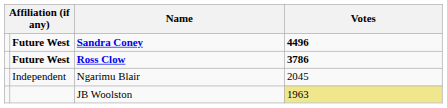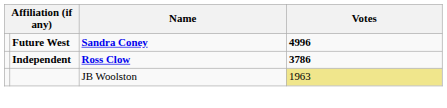(298, 42) 4496 -> (300, 42) 4996
(41, 59) Future West -> (42, 59) Independent
- row: (108, 77)
